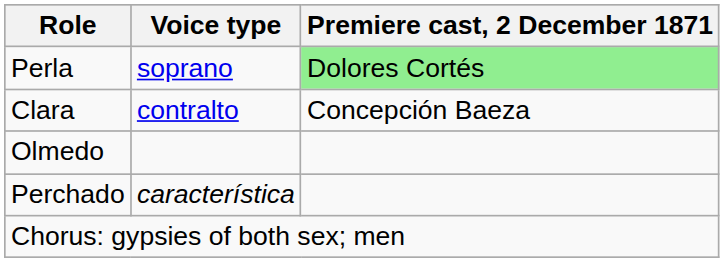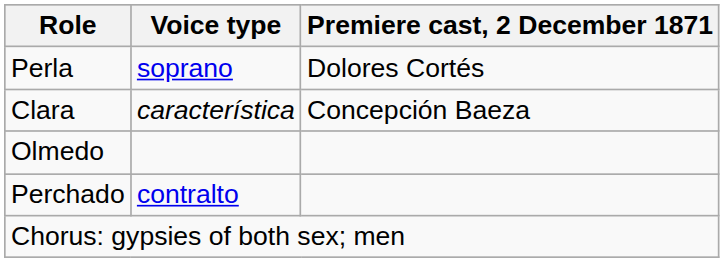(396, 67) lightgreen background -> (396, 67) no background
(188, 109) contralto -> (216, 109) característica
(216, 194) característica -> (188, 194) contralto
